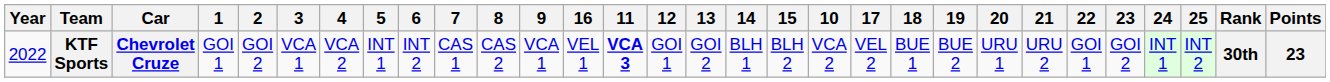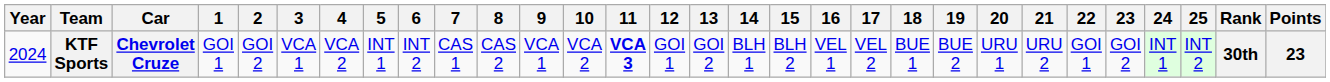columns swapped: (829, 18) <-> (583, 18)
(28, 54) 2022 -> (28, 54) 2024
